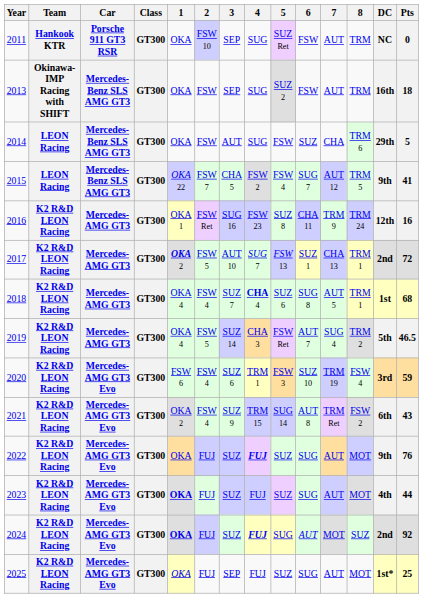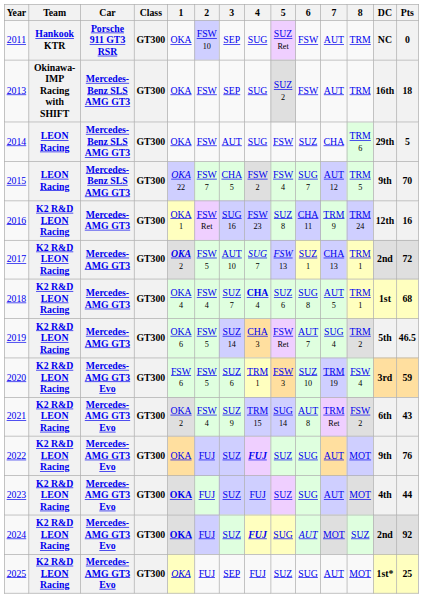(407, 181) 41 -> (407, 181) 70
(181, 338) OKA 4 -> (181, 338) OKA 6
(207, 377) FSW 4 -> (207, 377) FSW 5
